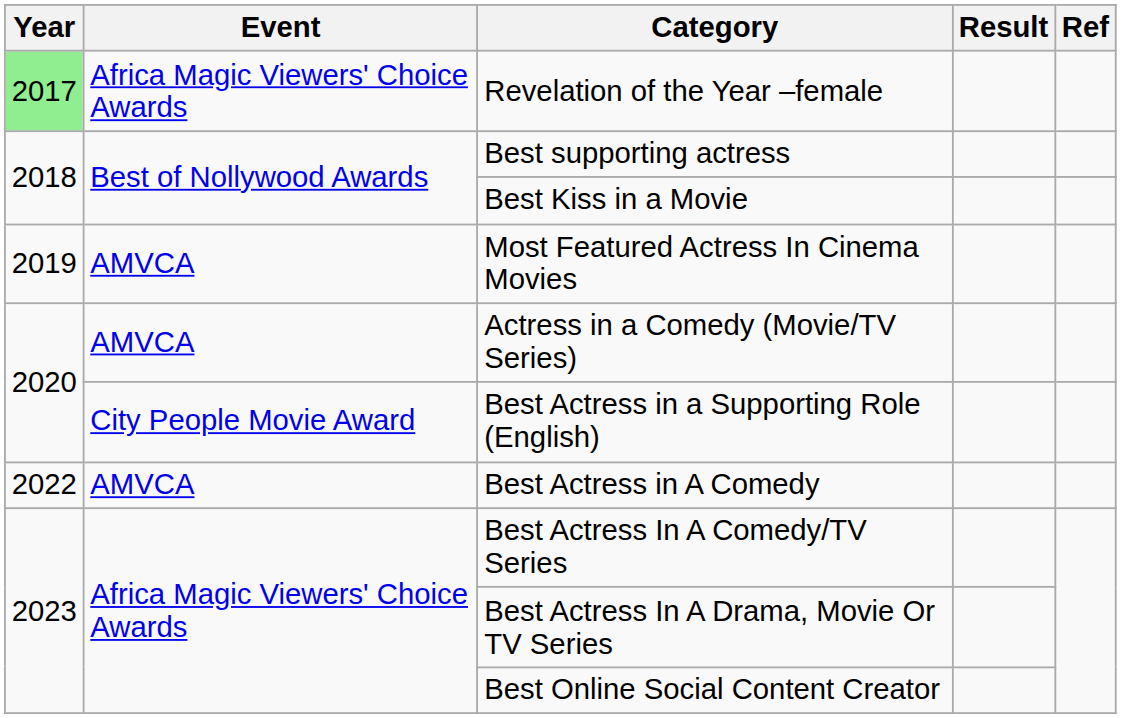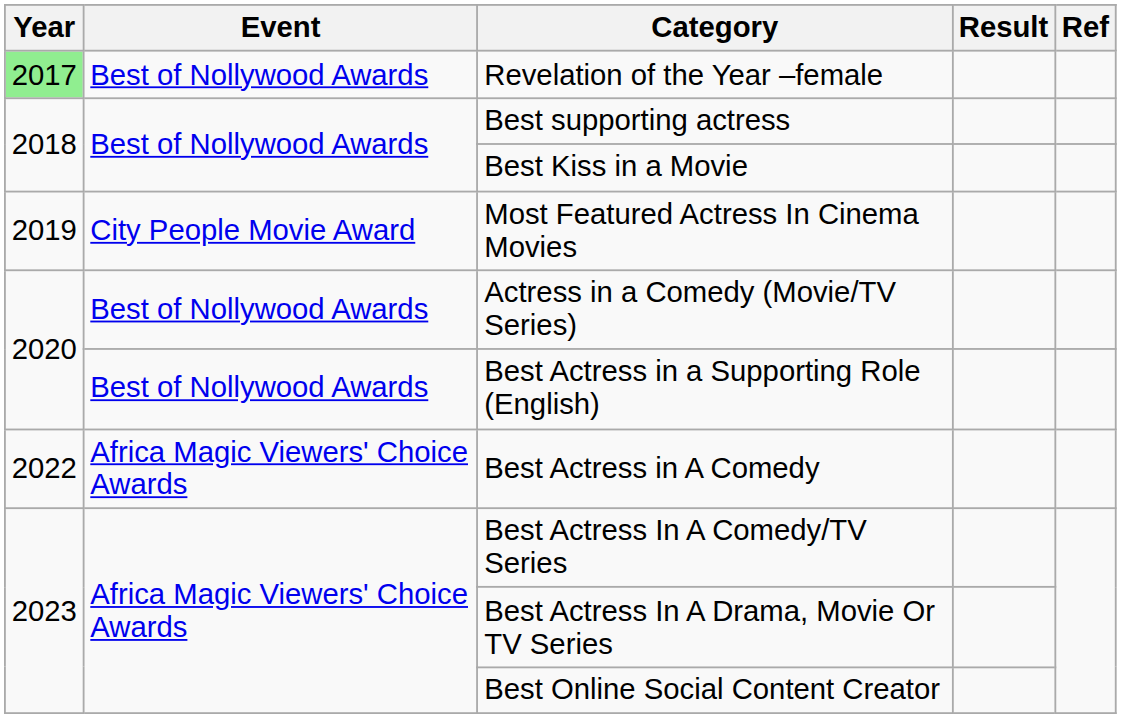(279, 90) Africa Magic Viewers' Choice Awards -> (259, 74) Best of Nollywood Awards
(142, 262) AMVCA -> (253, 229) City People Movie Award
(142, 342) AMVCA -> (259, 309) Best of Nollywood Awards
(253, 421) City People Movie Award -> (259, 388) Best of Nollywood Awards
(142, 484) AMVCA -> (279, 468) Africa Magic Viewers' Choice Awards
